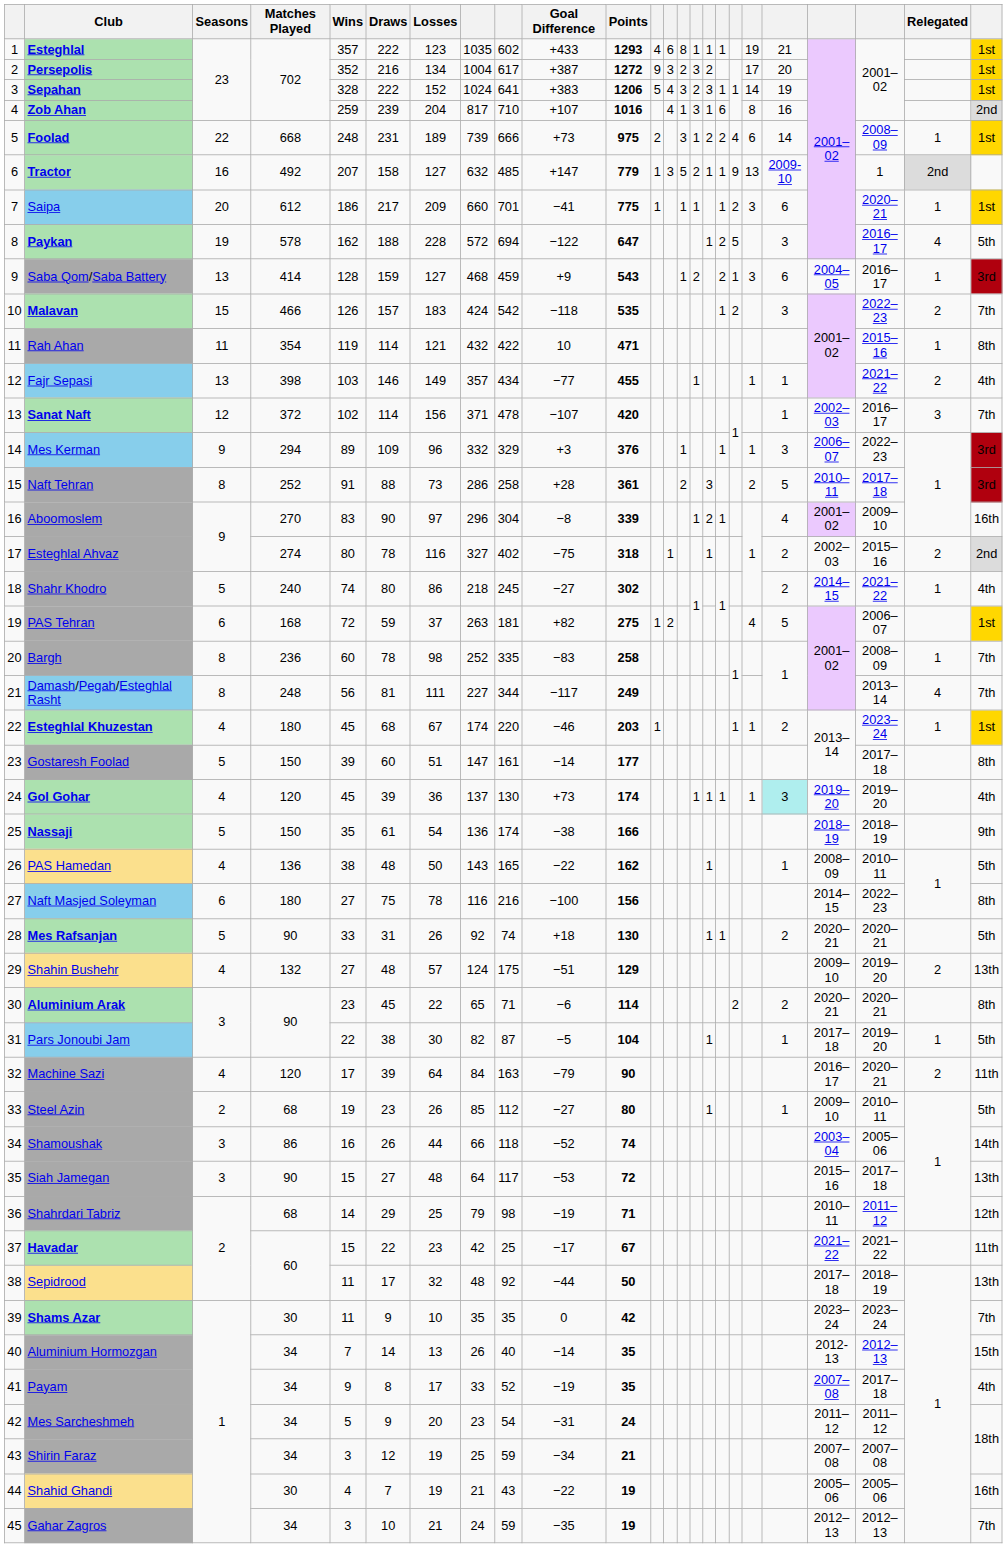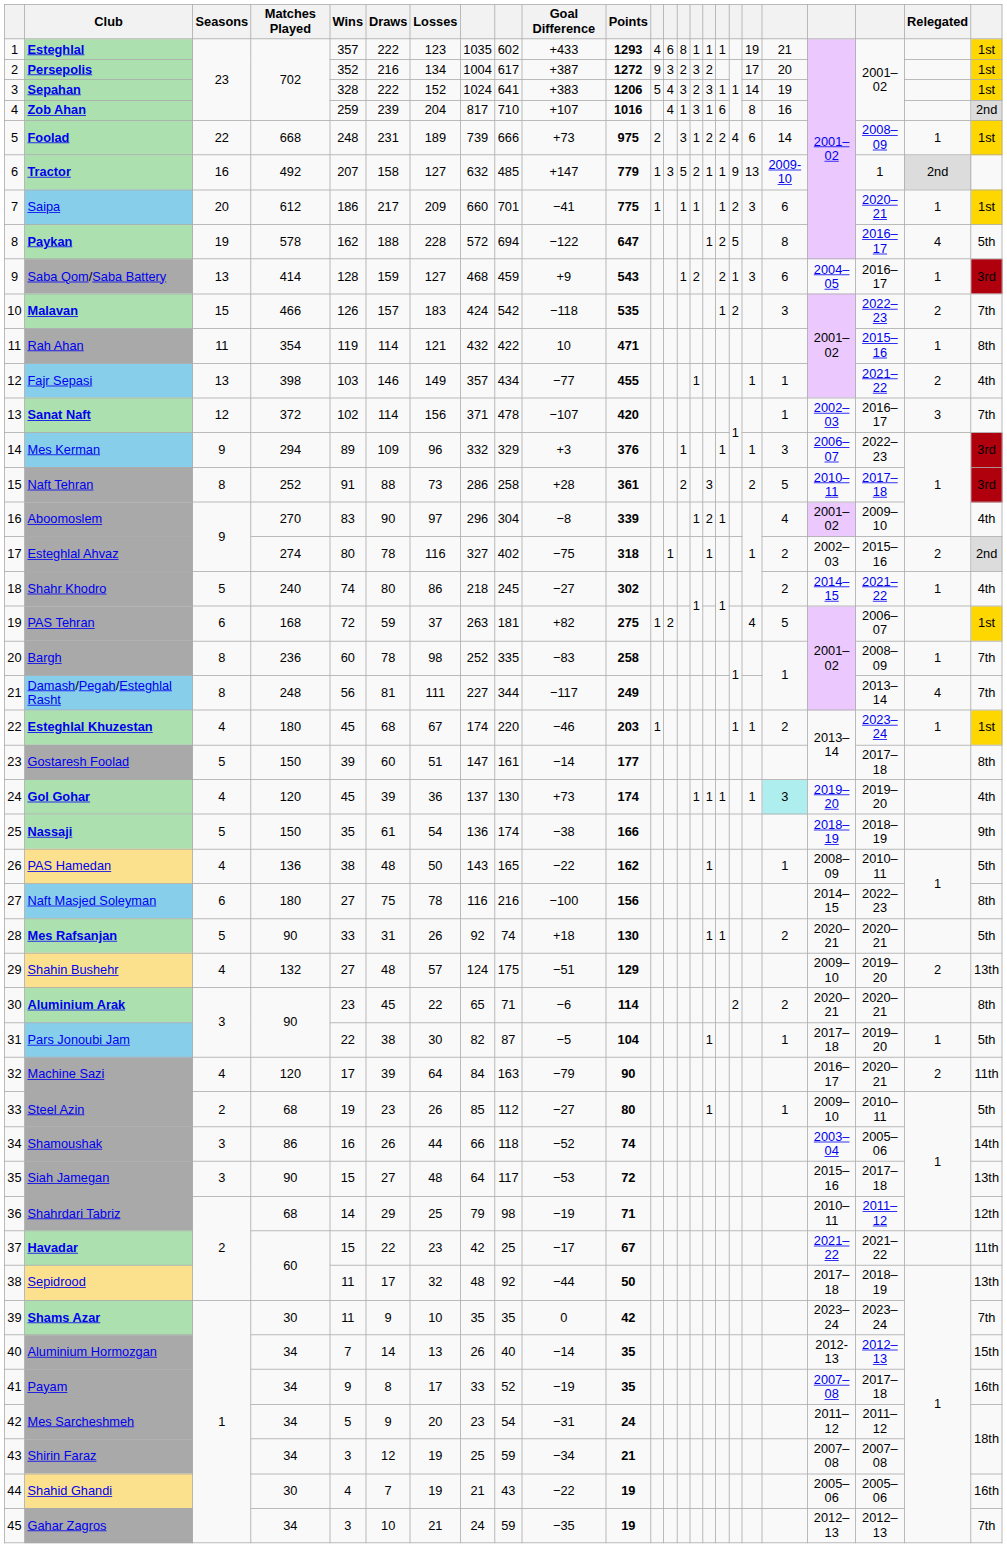(785, 241) 3 -> (785, 241) 8
(987, 519) 16th -> (987, 519) 4th
(987, 1386) 4th -> (987, 1386) 16th
